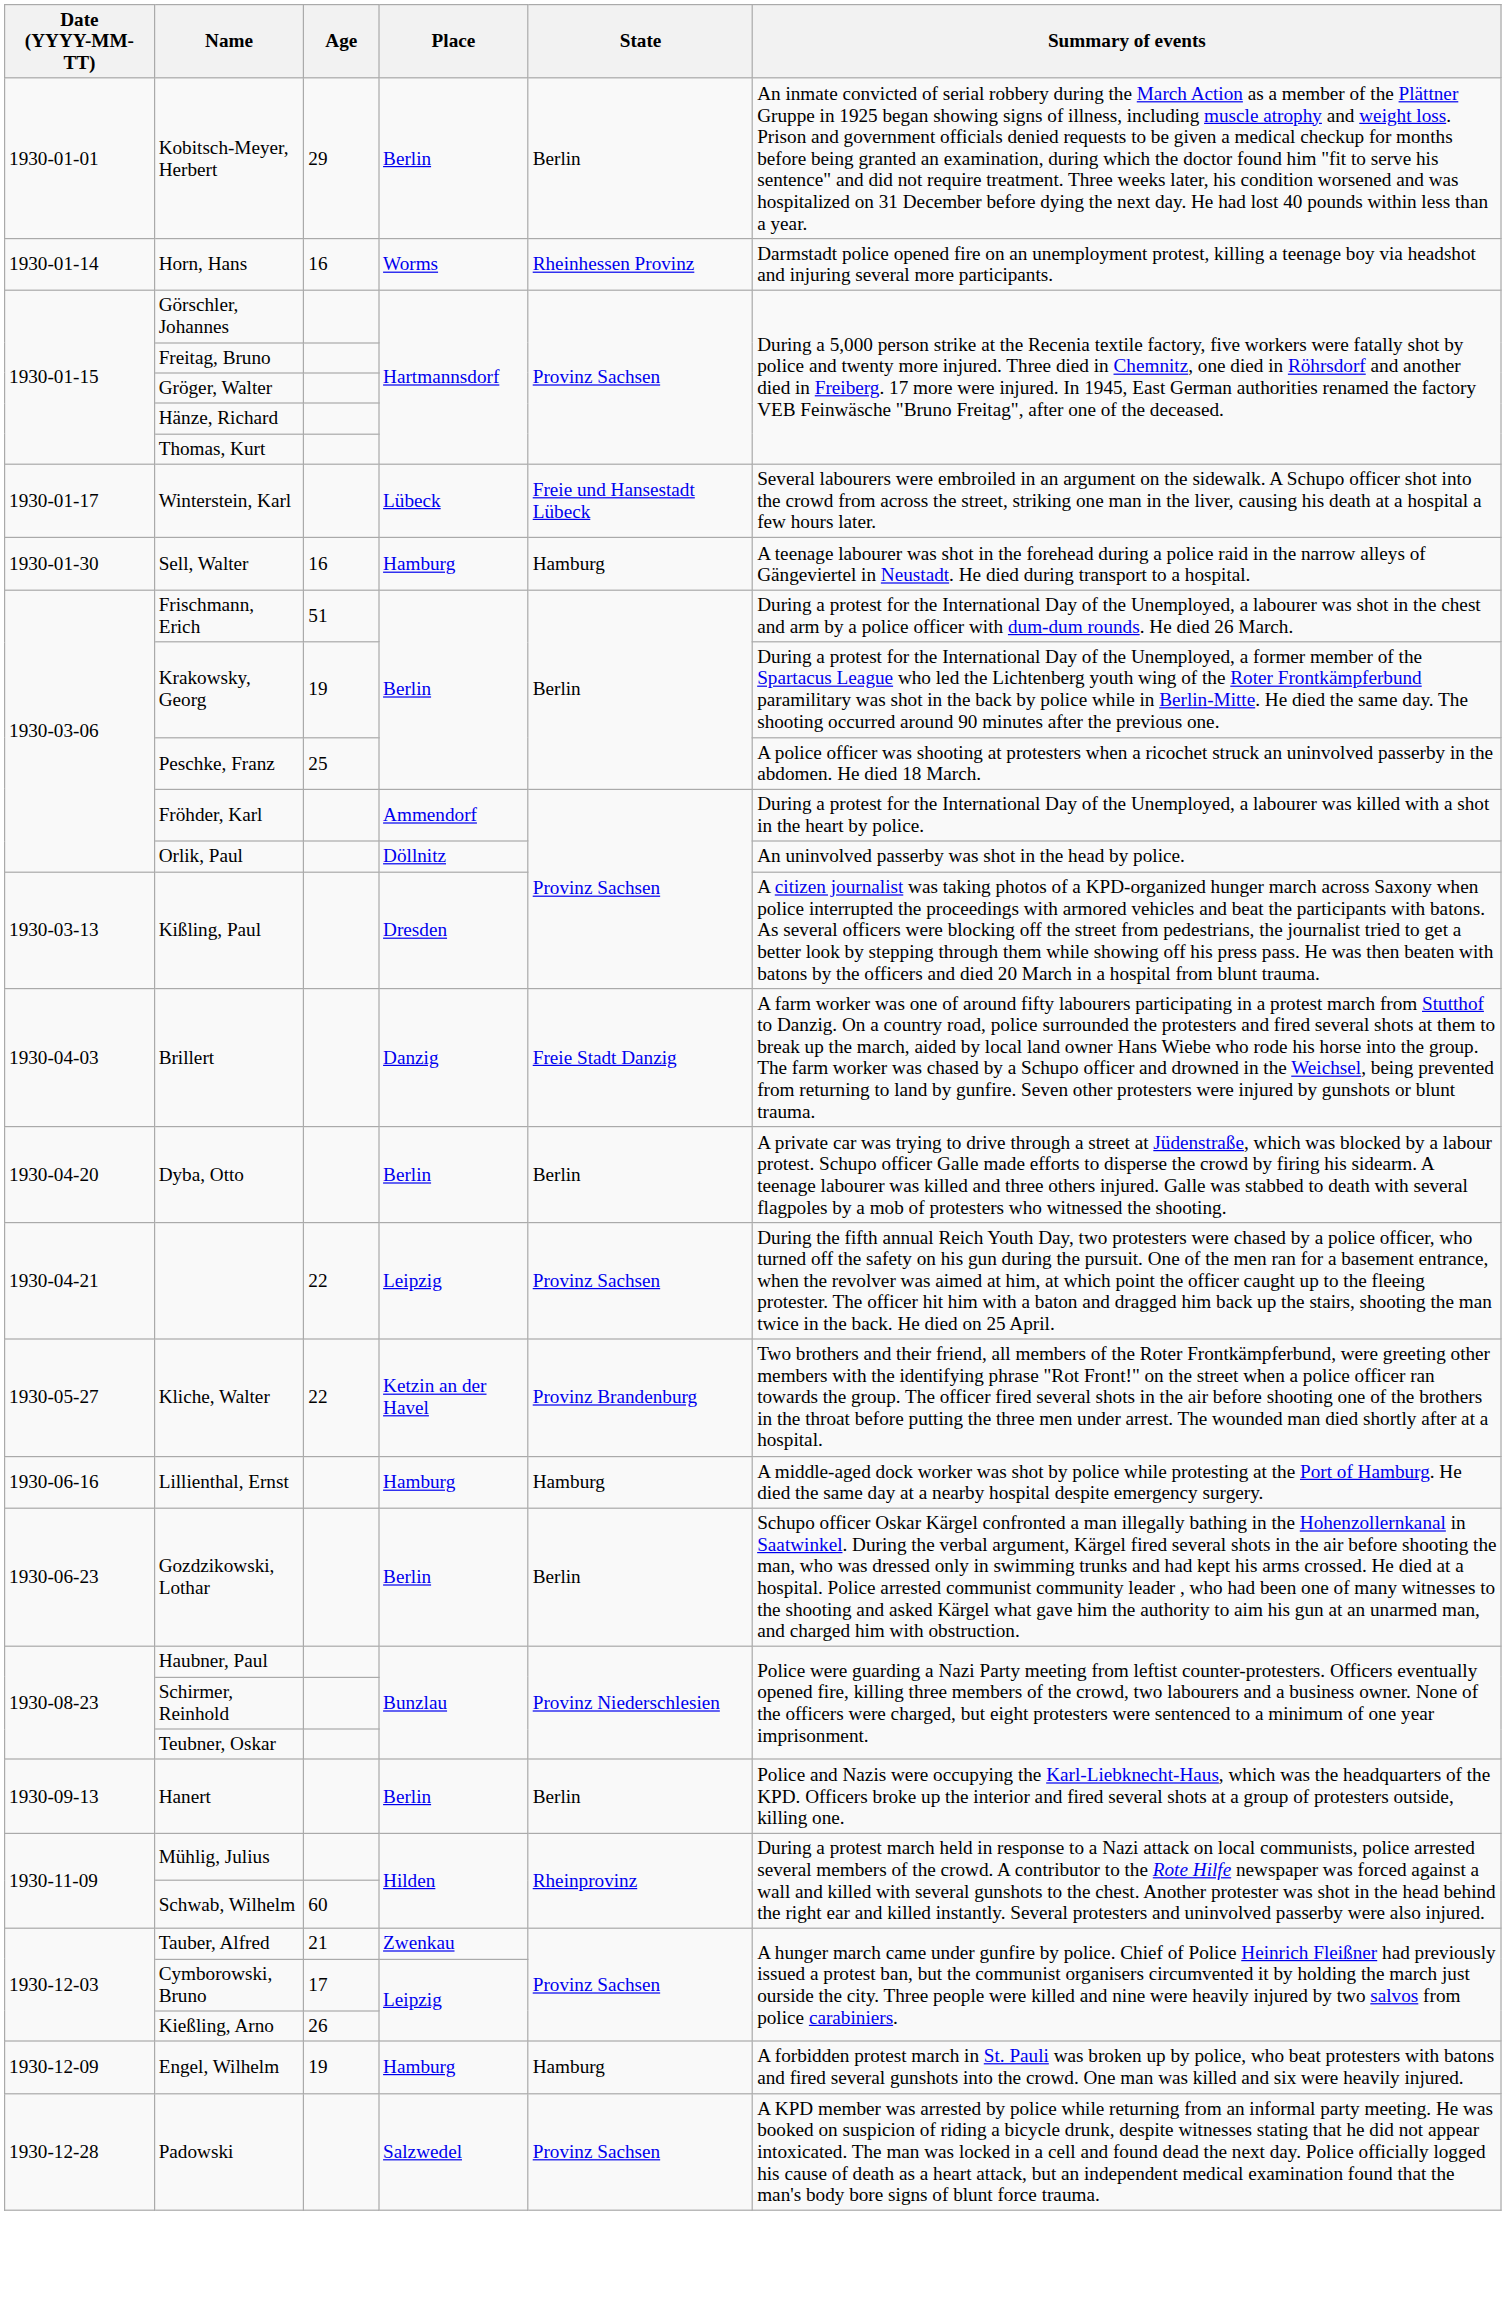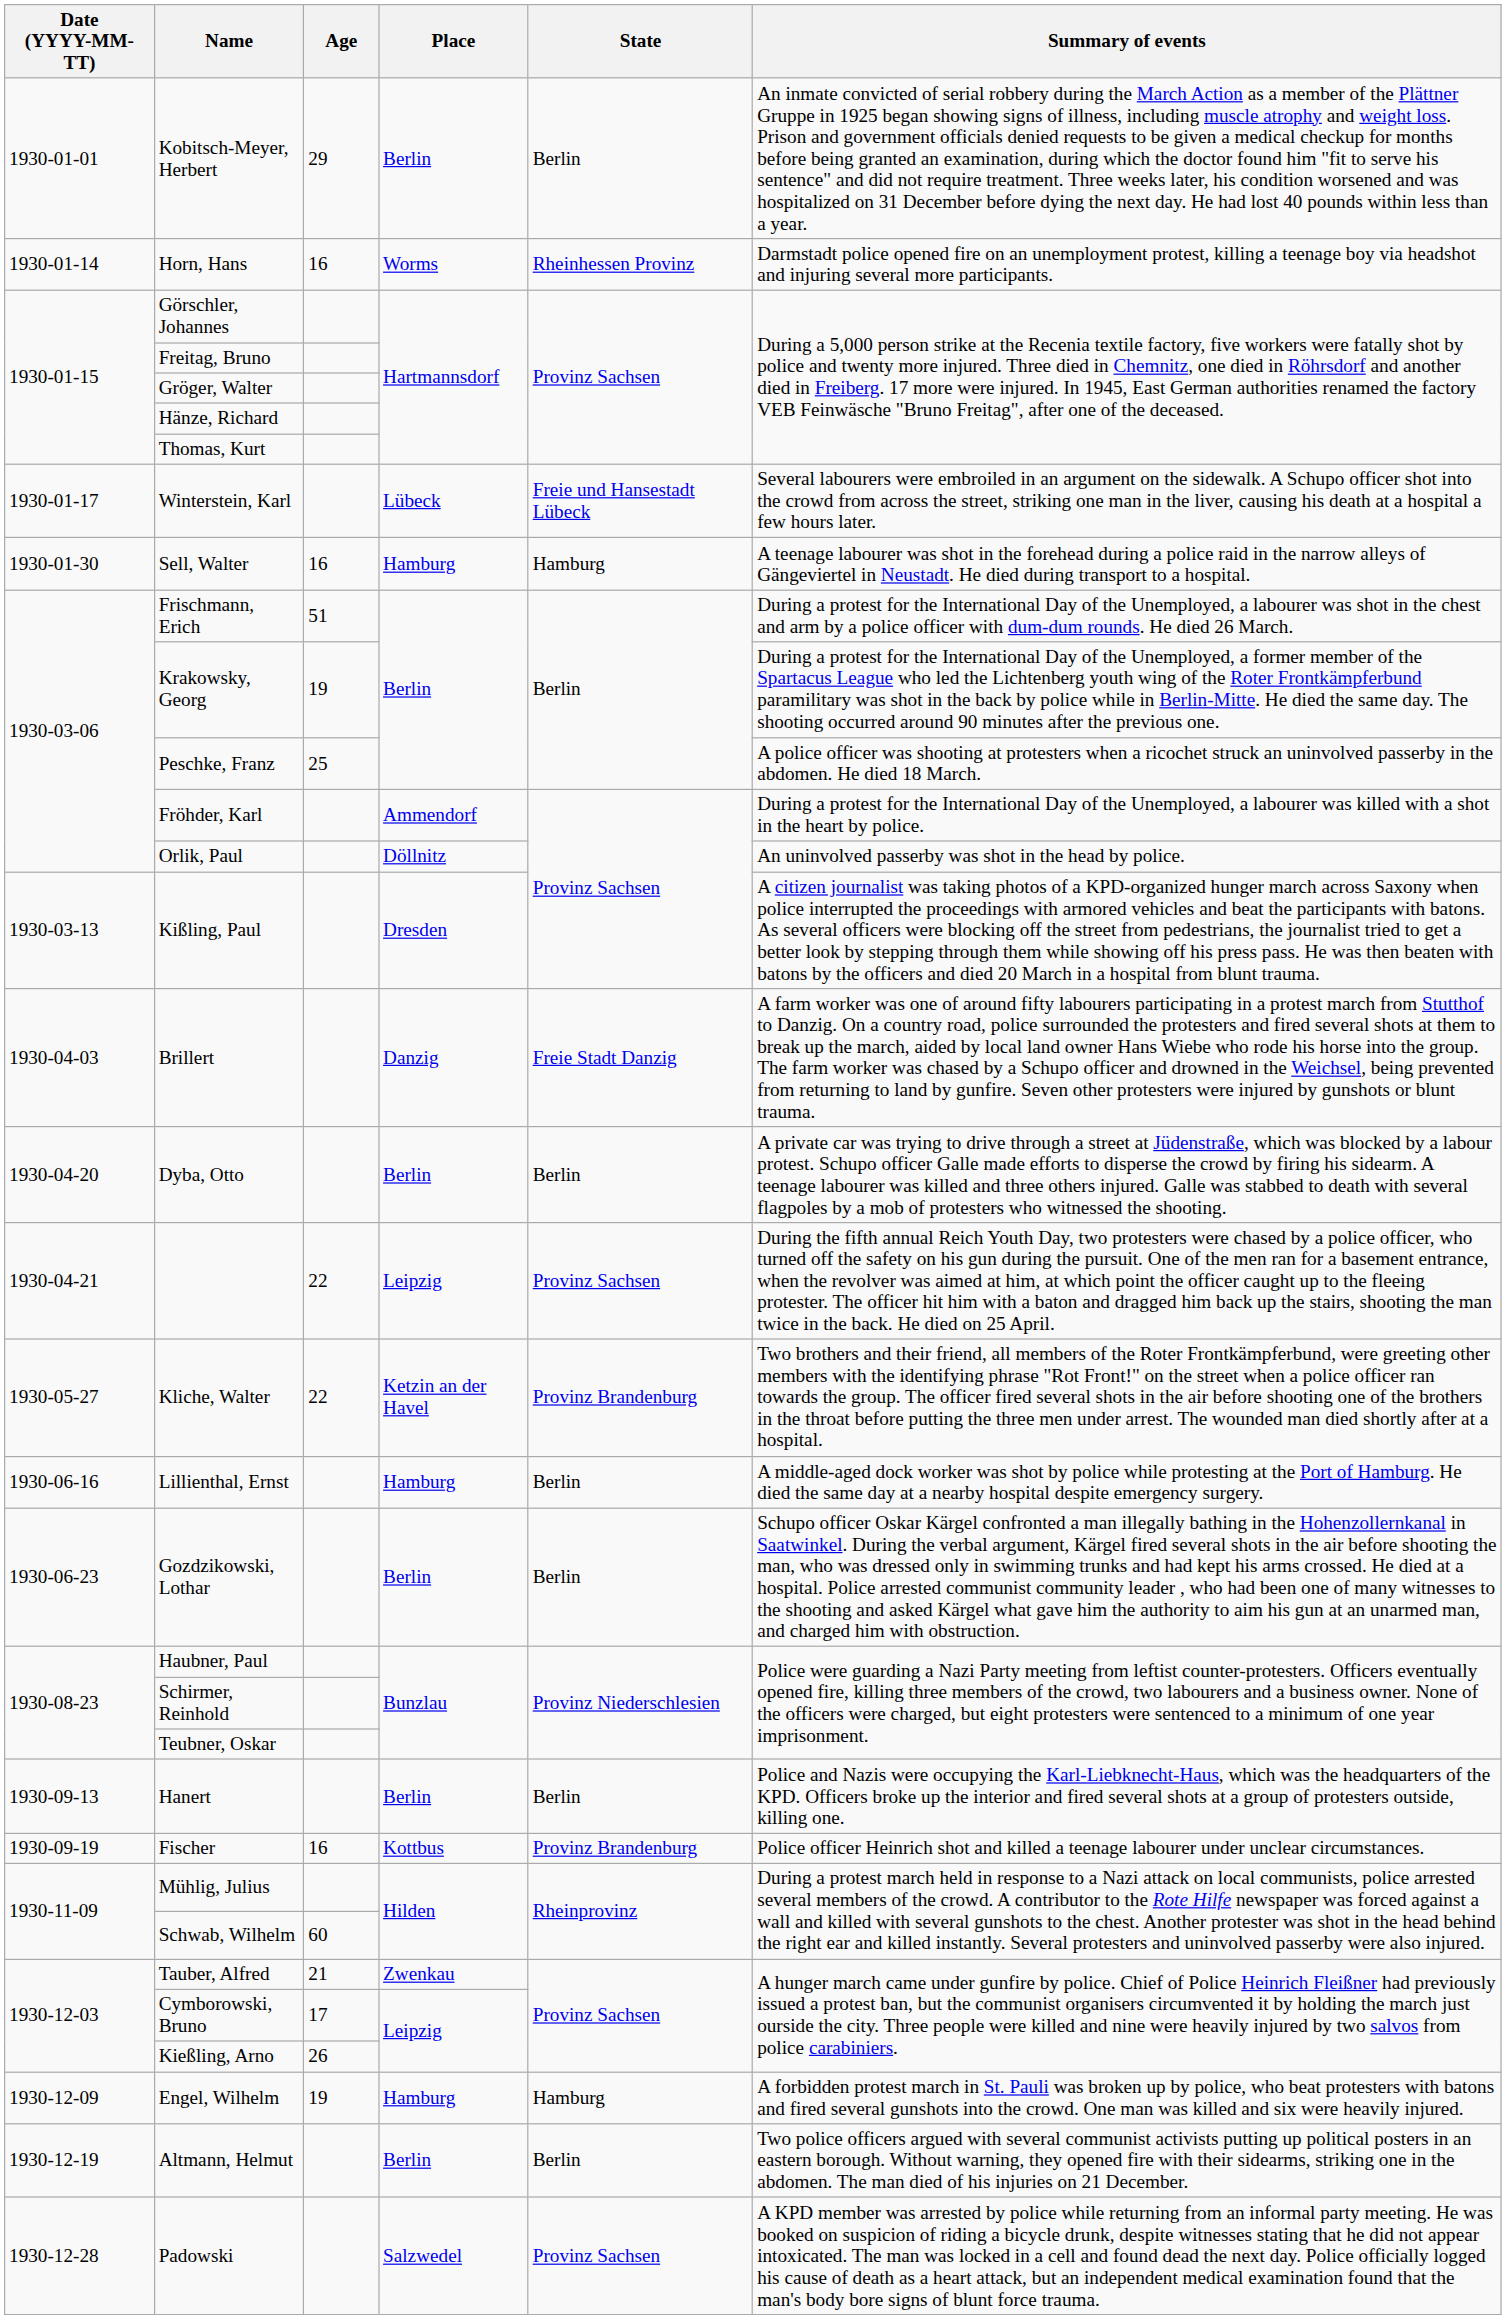(569, 1481) Hamburg -> (557, 1481) Berlin
+ row: (187, 1848)
+ row: (226, 2160)
